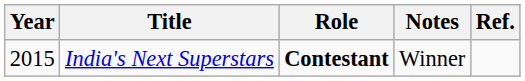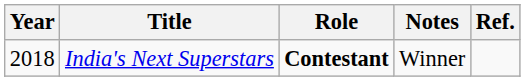(32, 57) 2015 -> (32, 57) 2018
